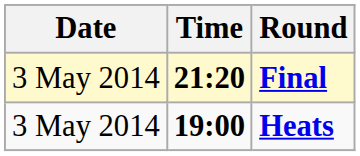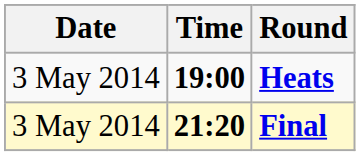rows swapped: (297, 125) <-> (293, 77)
